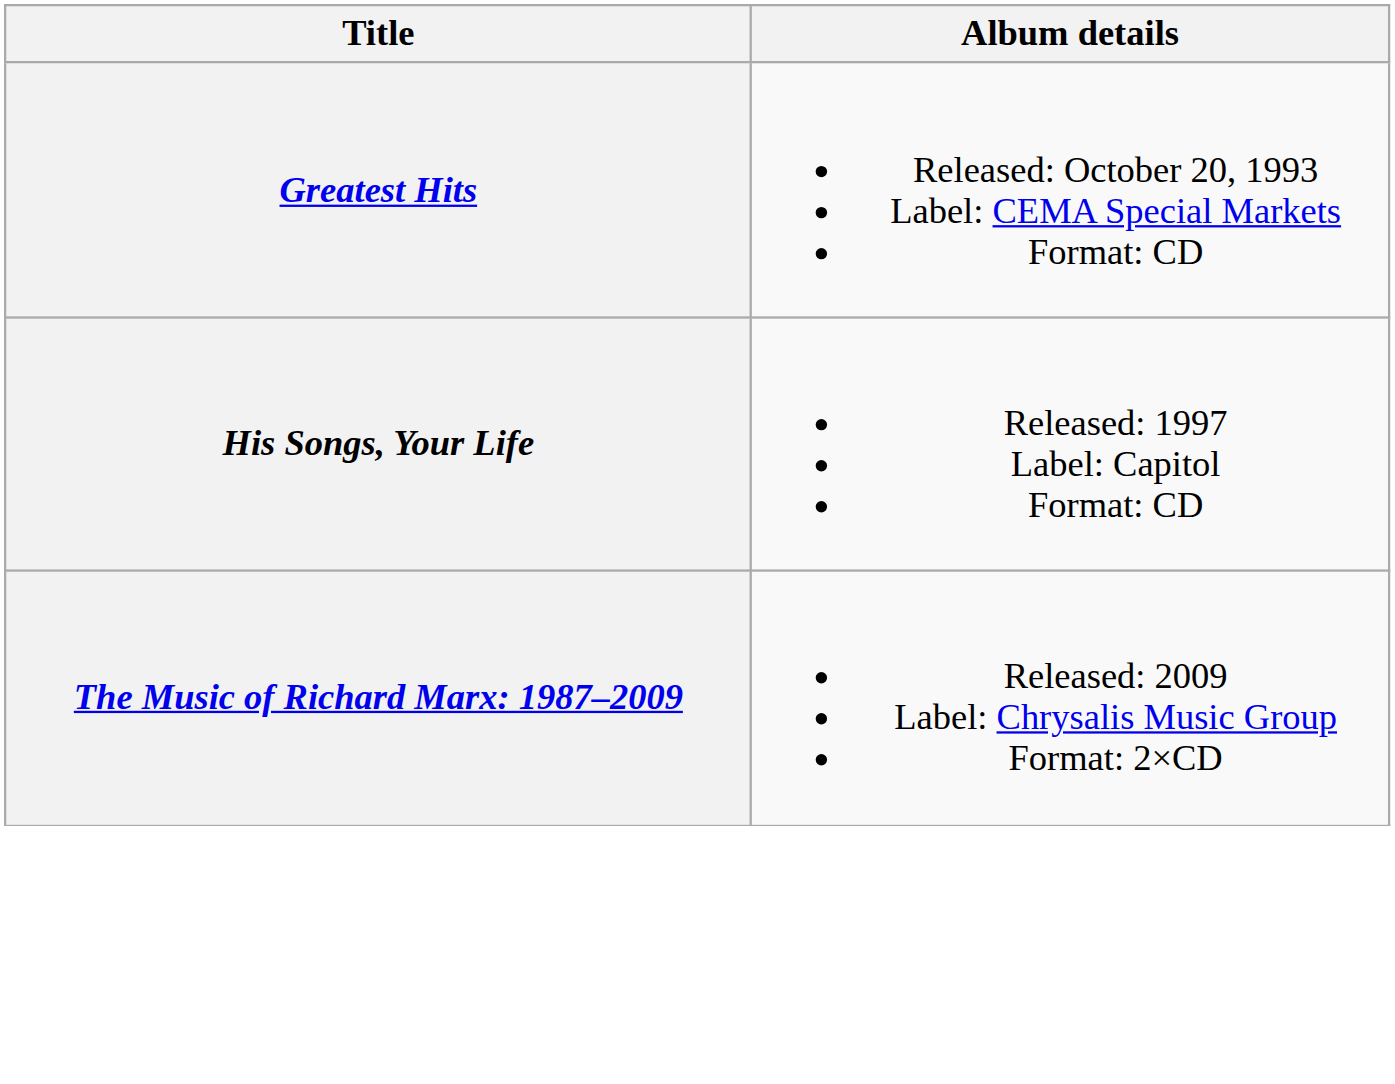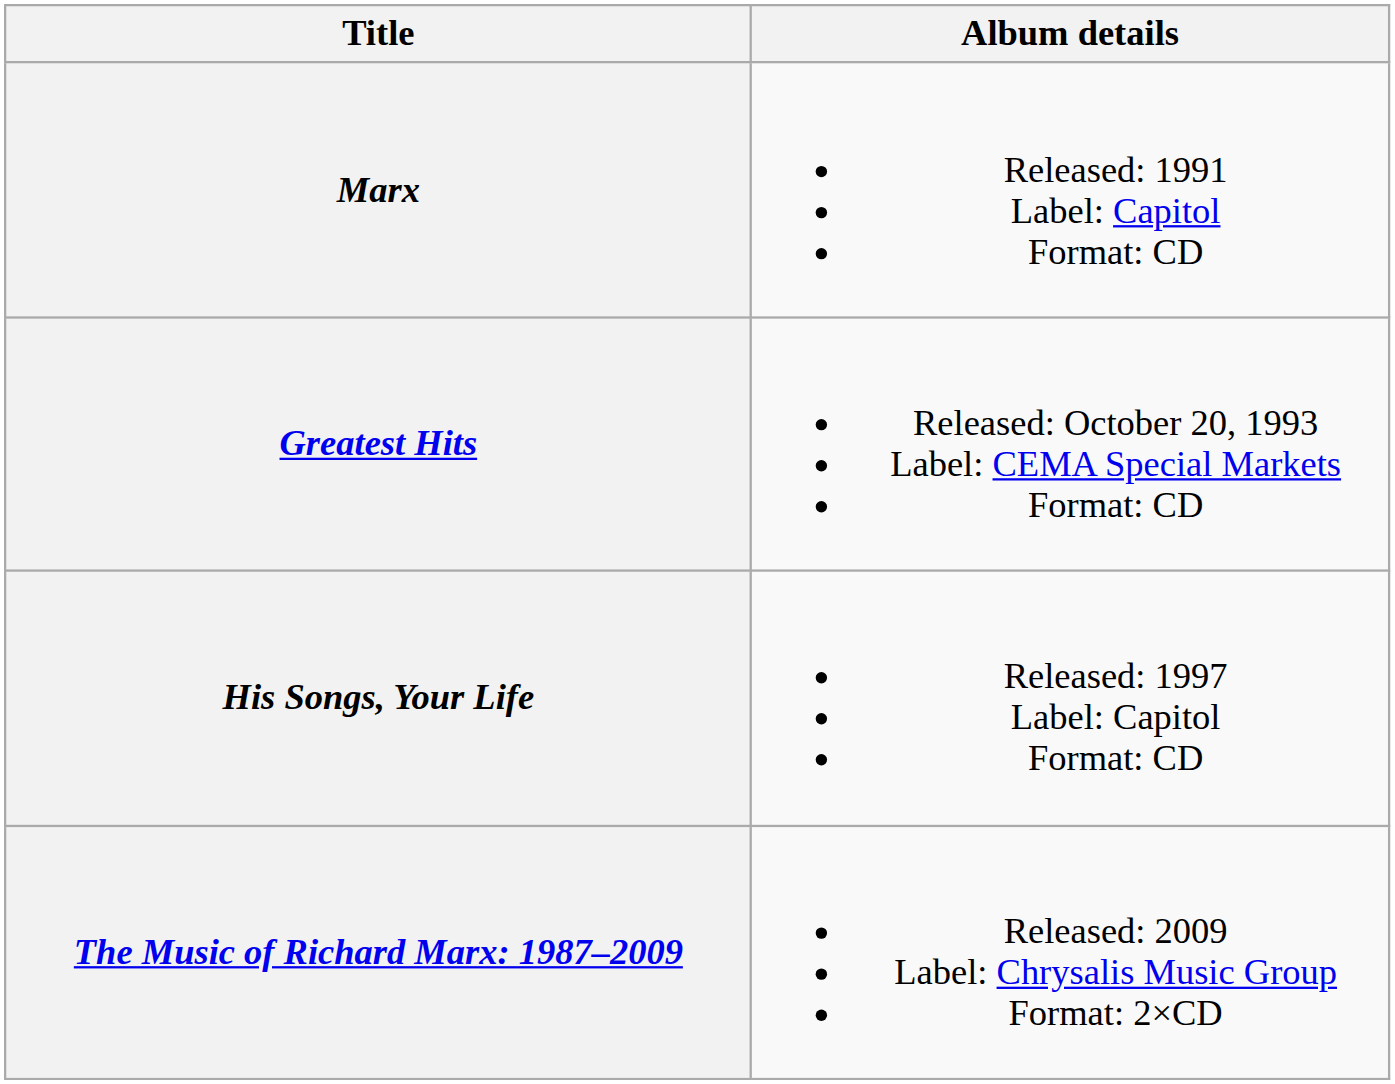+ row: (378, 189)
